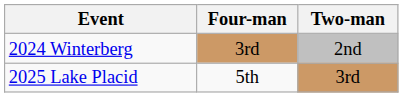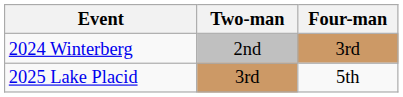columns swapped: (348, 19) <-> (247, 19)
